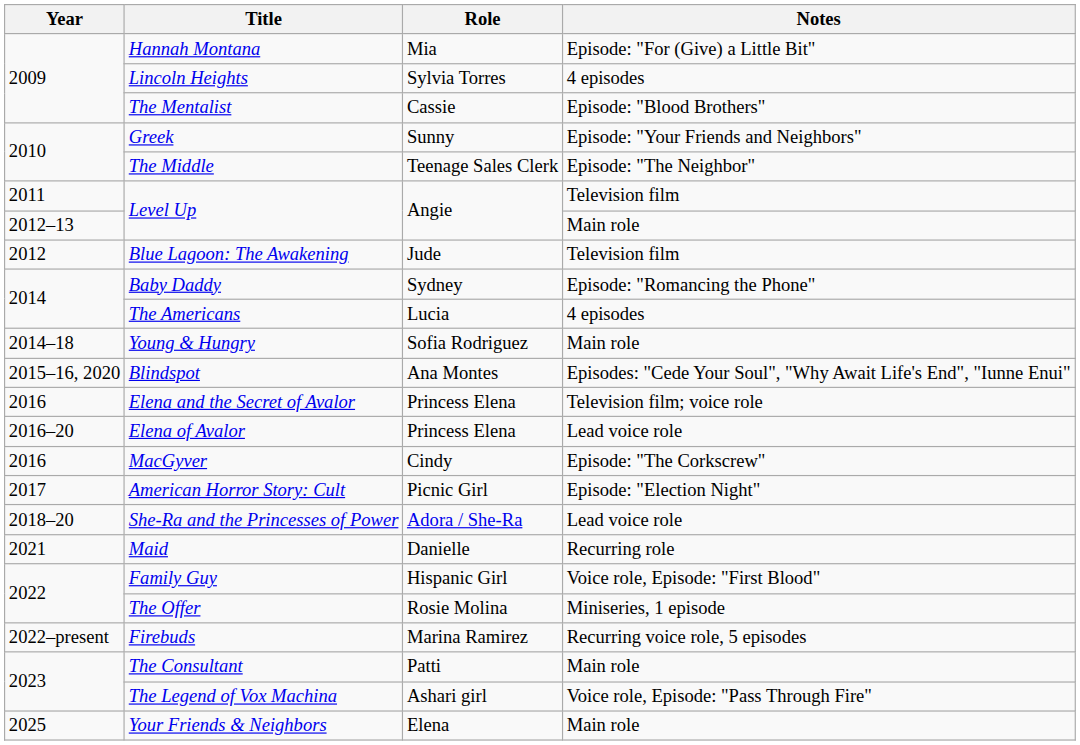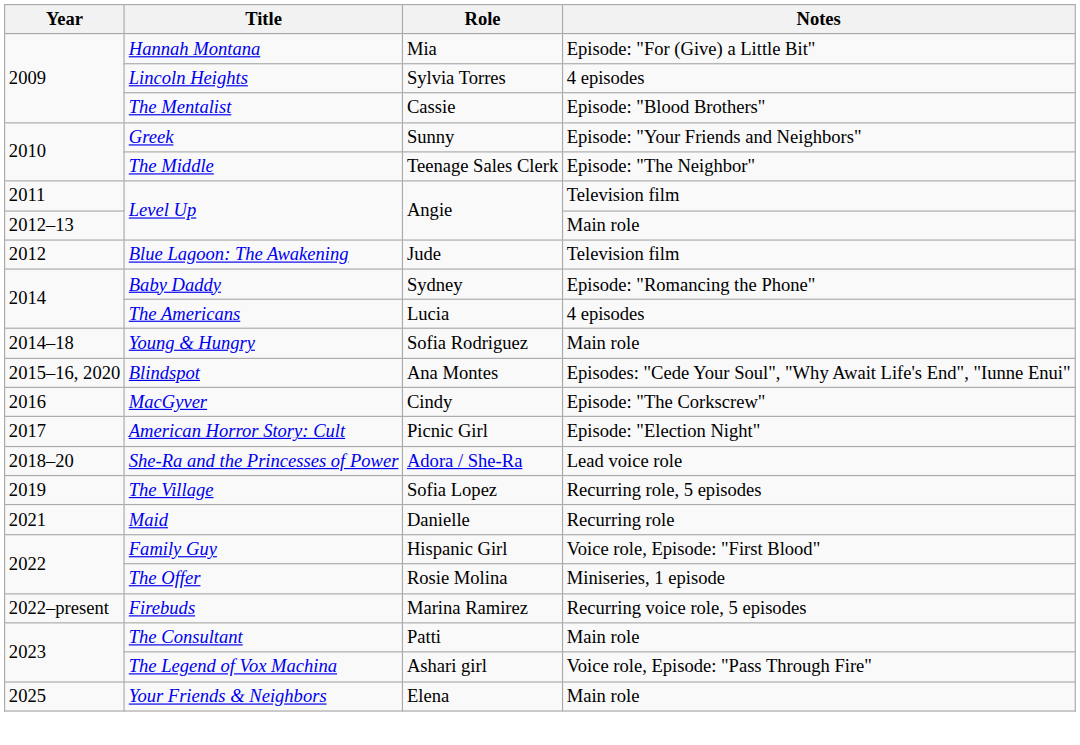- row: (242, 401)
- row: (187, 431)
+ row: (171, 490)
